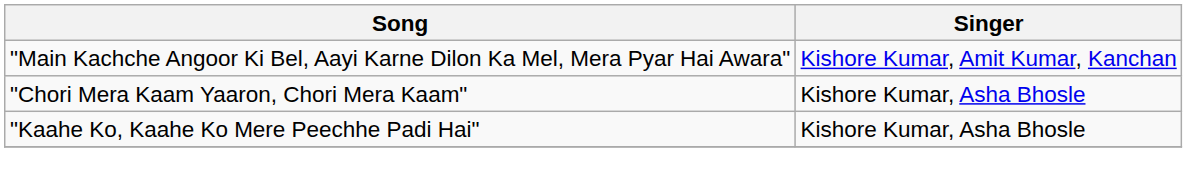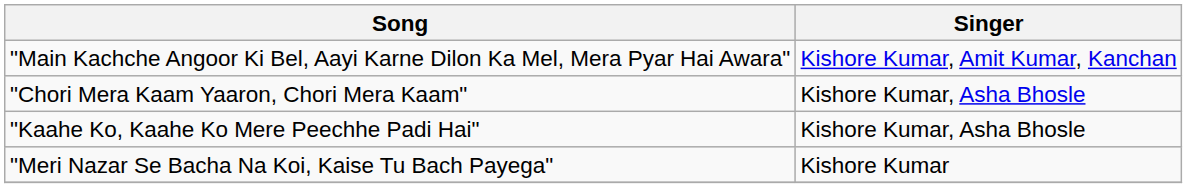+ row: (282, 165)
